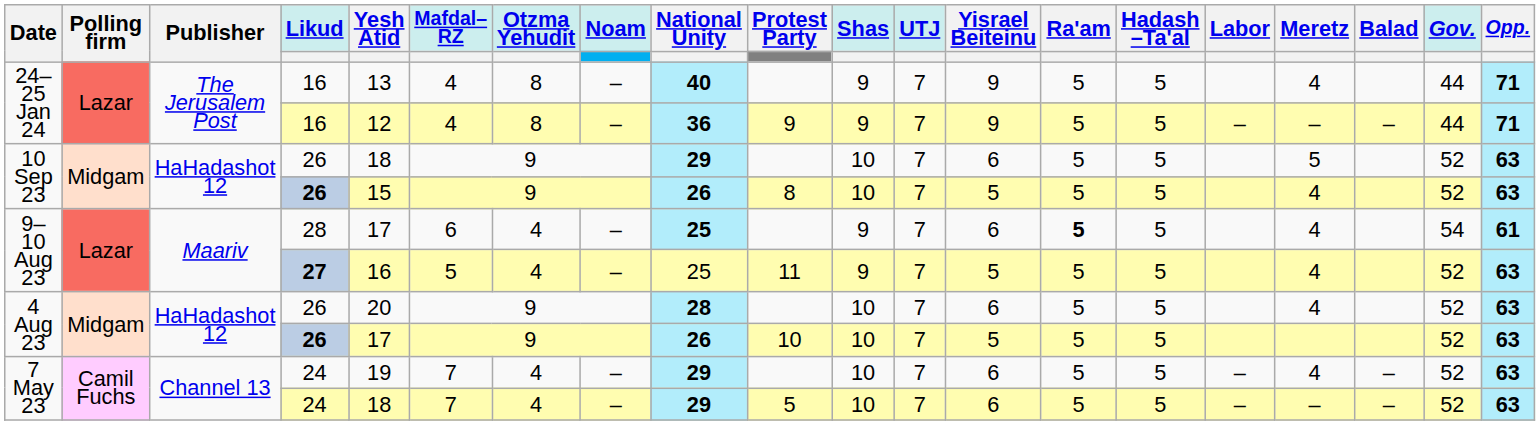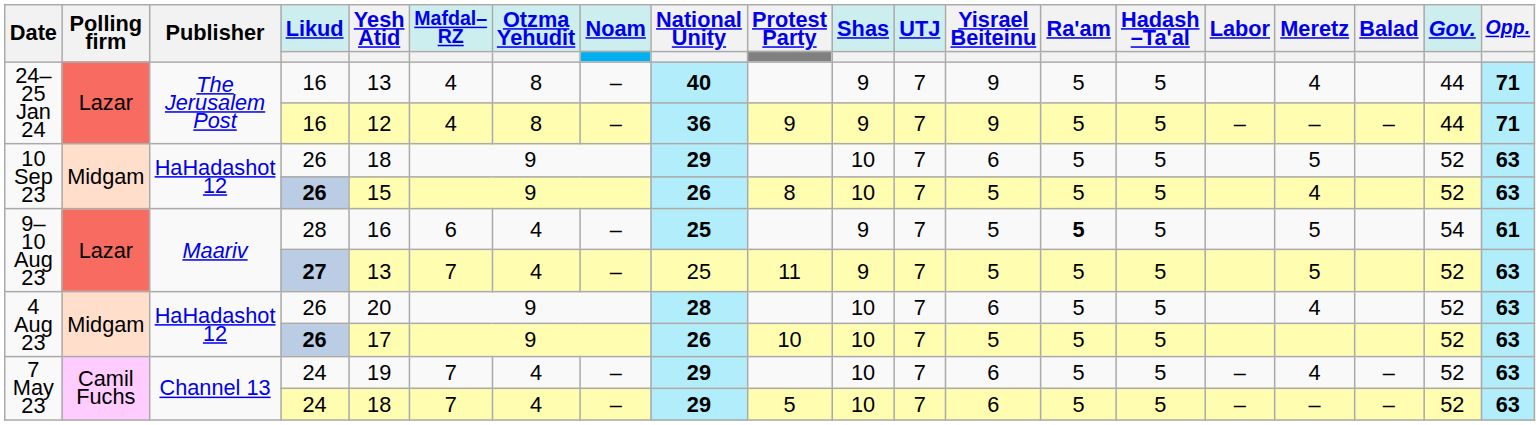(379, 230) 17 -> (379, 230) 16
(993, 230) 6 -> (993, 230) 5
(1315, 230) 4 -> (1315, 230) 5
(379, 271) 16 -> (379, 271) 13
(451, 271) 5 -> (451, 271) 7
(1315, 271) 4 -> (1315, 271) 5
